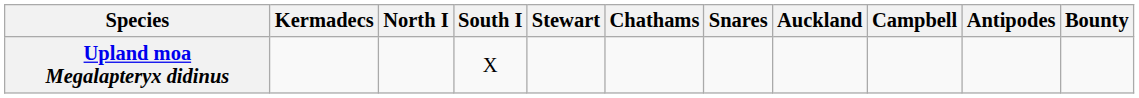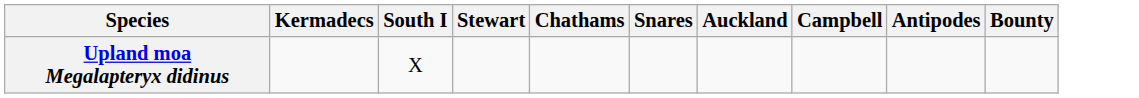- column: (416, 20)
